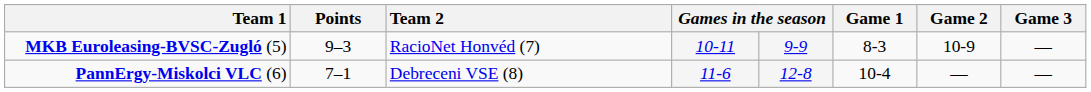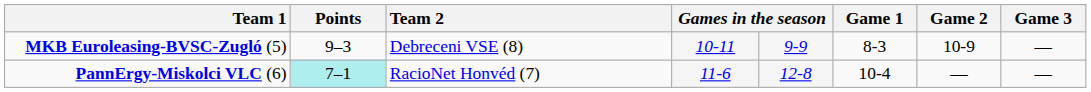(465, 45) RacioNet Honvéd (7) -> (456, 45) Debreceni VSE (8)
(338, 73) no background -> (338, 73) paleturquoise background
(456, 73) Debreceni VSE (8) -> (465, 73) RacioNet Honvéd (7)
